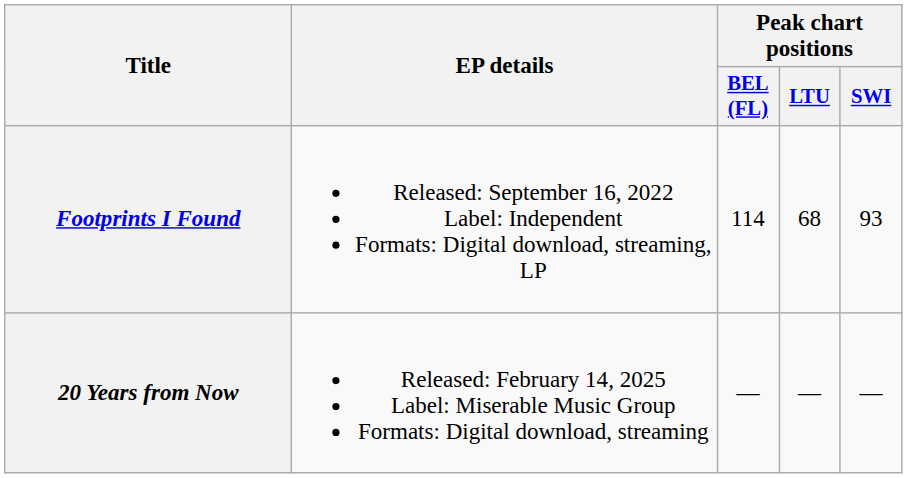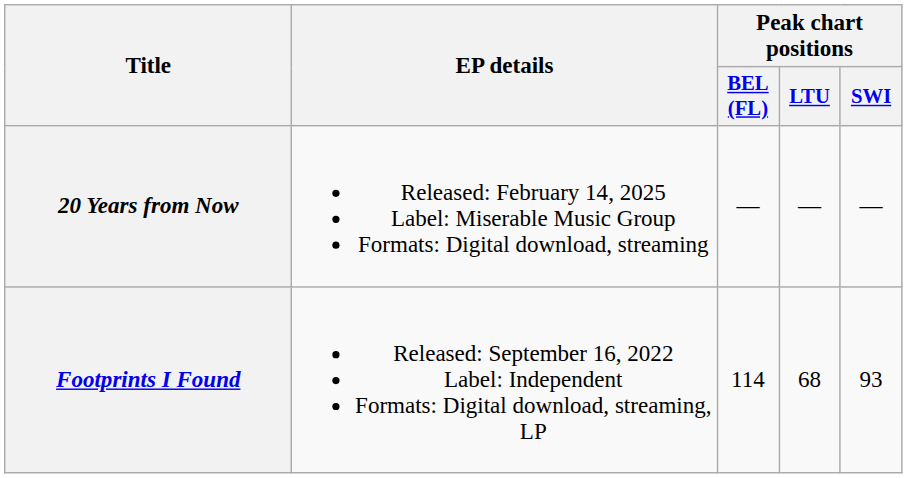rows swapped: (148, 218) <-> (148, 392)
